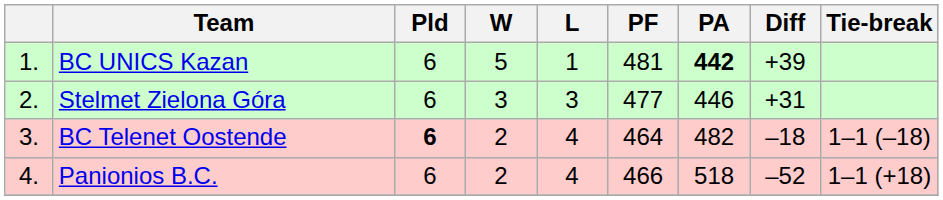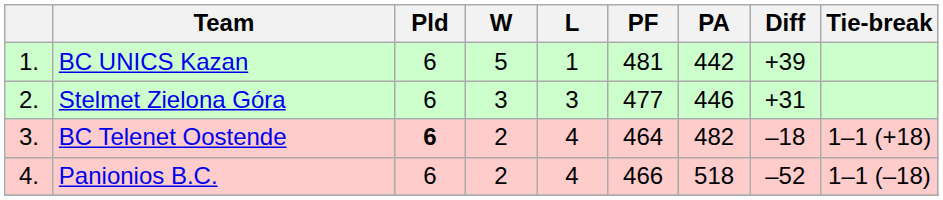(714, 61) bold -> (714, 61) normal
(879, 137) 1–1 (–18) -> (879, 137) 1–1 (+18)
(879, 175) 1–1 (+18) -> (879, 175) 1–1 (–18)
